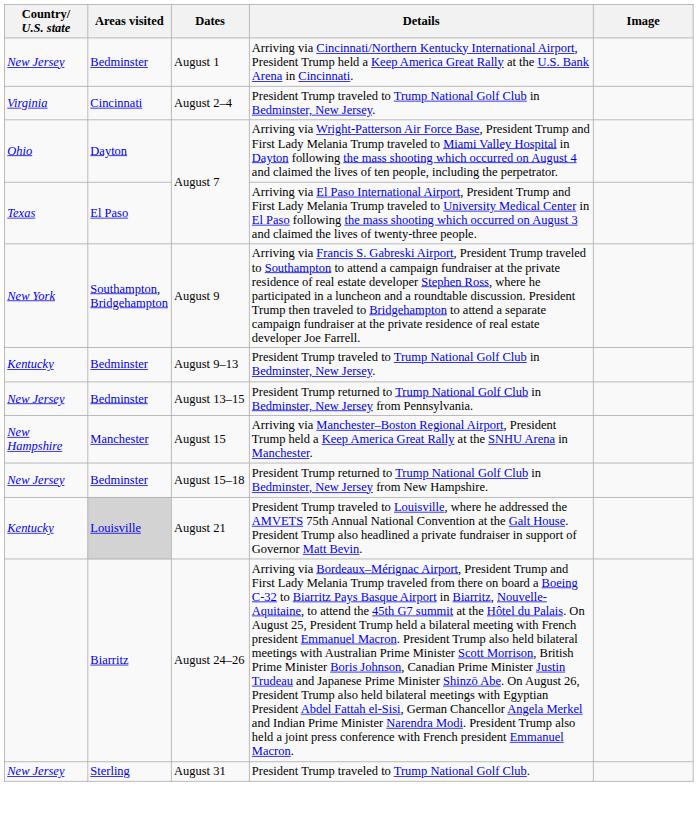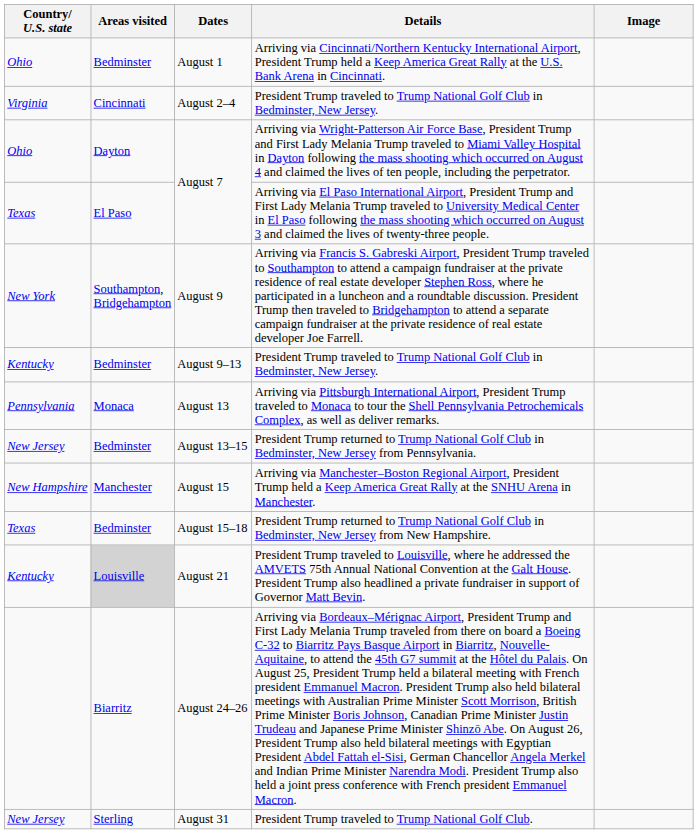(36, 62) New Jersey -> (20, 62) Ohio
+ row: (203, 405)
(36, 480) New Jersey -> (21, 528) Texas
